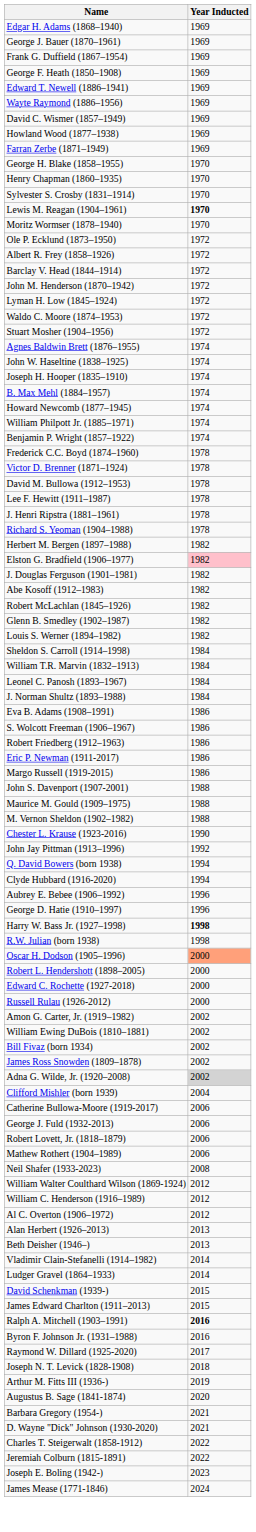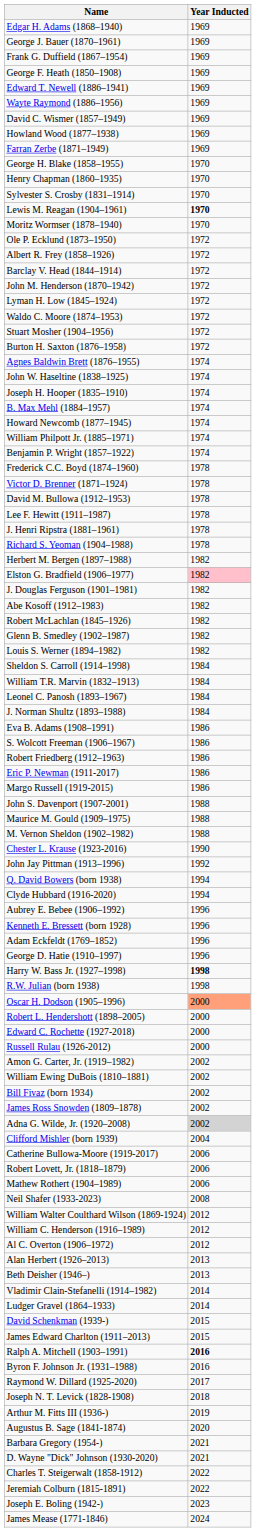+ row: (66, 347)
+ row: (69, 925)
+ row: (62, 940)
- row: (60, 1123)
